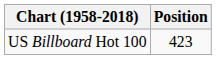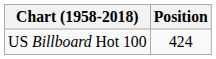(181, 41) 423 -> (181, 41) 424
